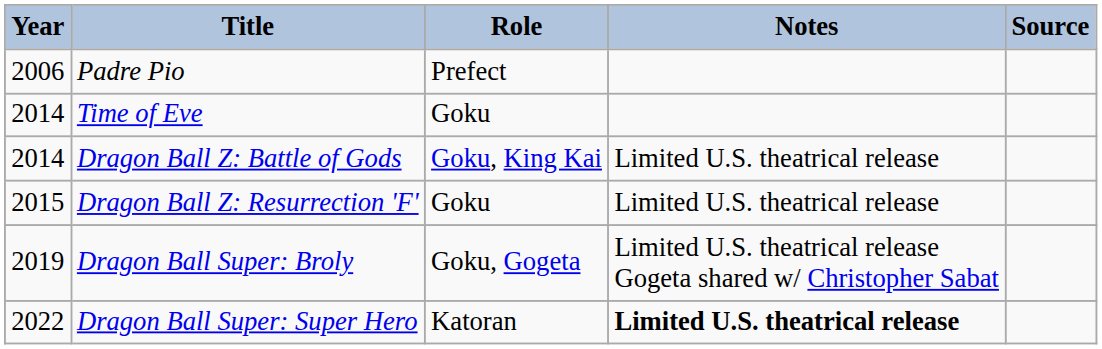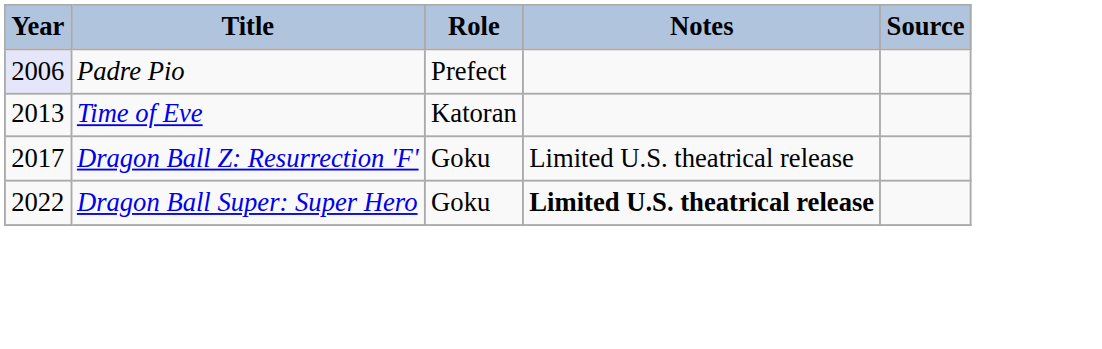(38, 70) no background -> (38, 70) lavender background
(38, 114) 2014 -> (38, 114) 2013
(461, 114) Goku -> (474, 114) Katoran
- row: (239, 158)
(38, 202) 2015 -> (38, 158) 2017
- row: (215, 262)
(474, 321) Katoran -> (461, 202) Goku
